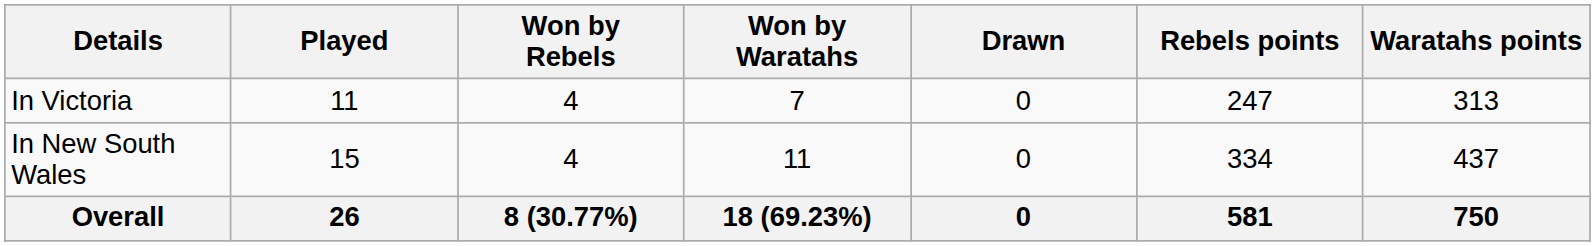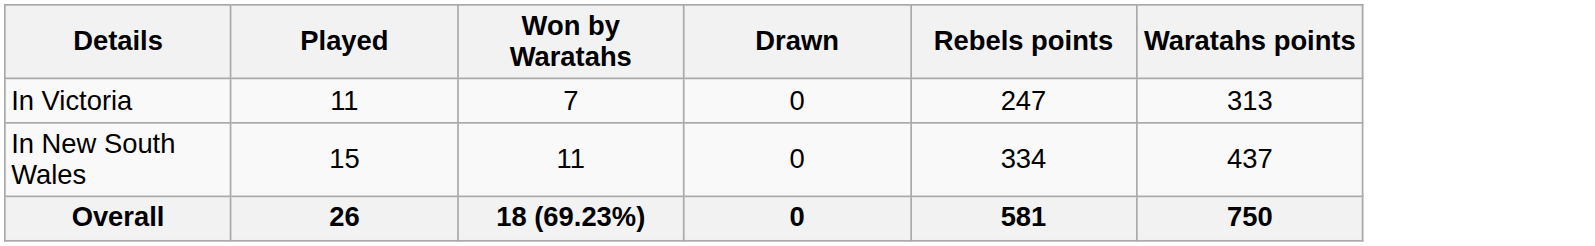- column: (571, 41)
